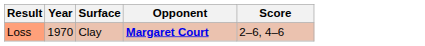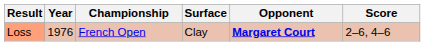+ column: (129, 13)
(60, 31) 1970 -> (60, 31) 1976
